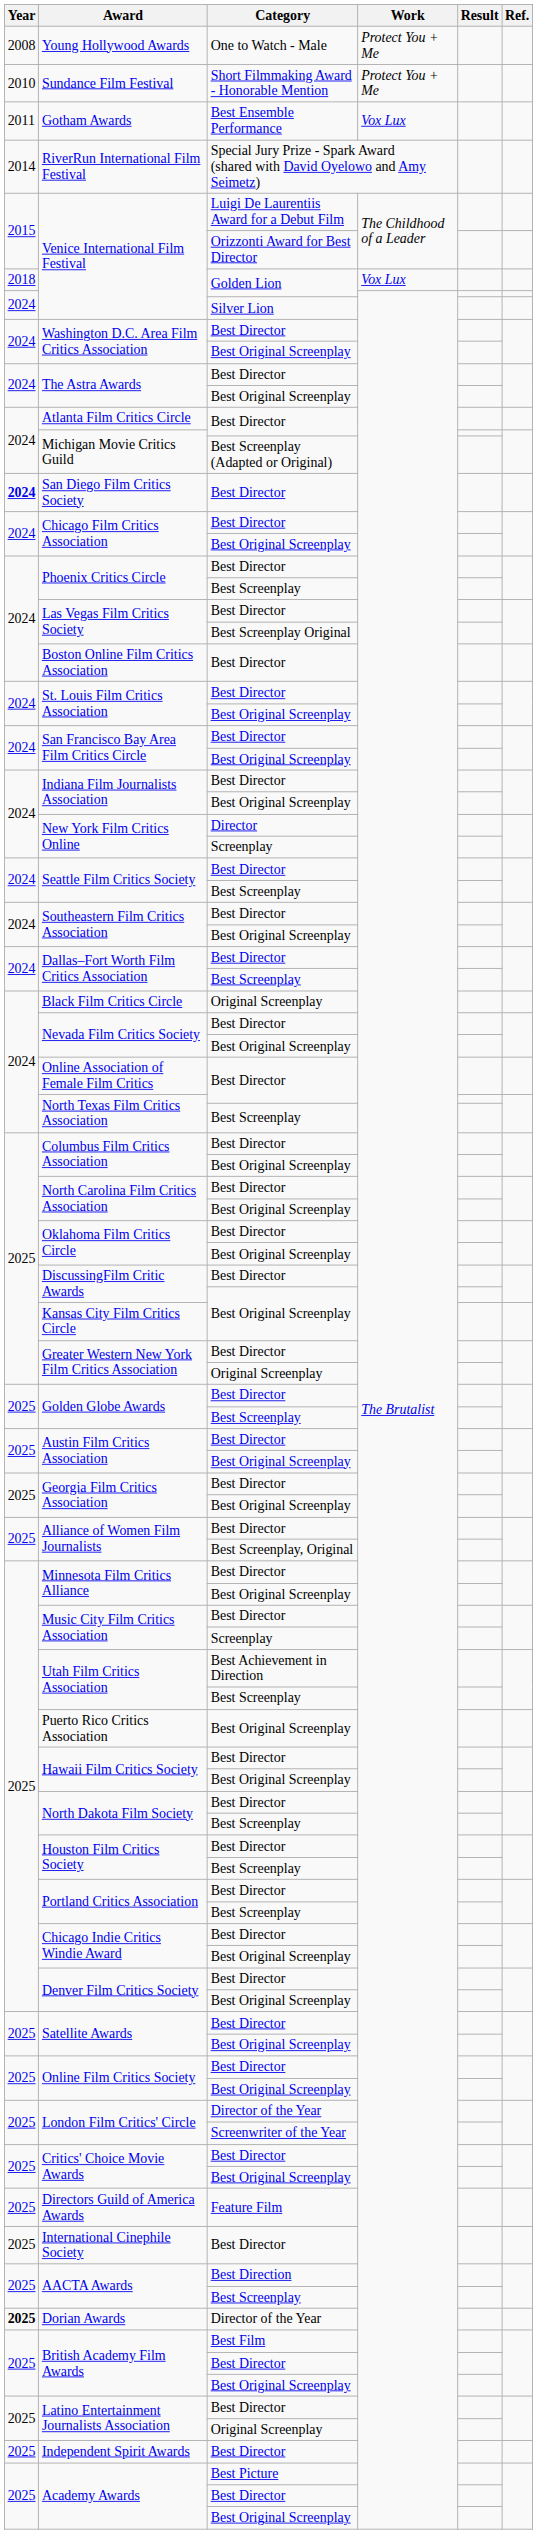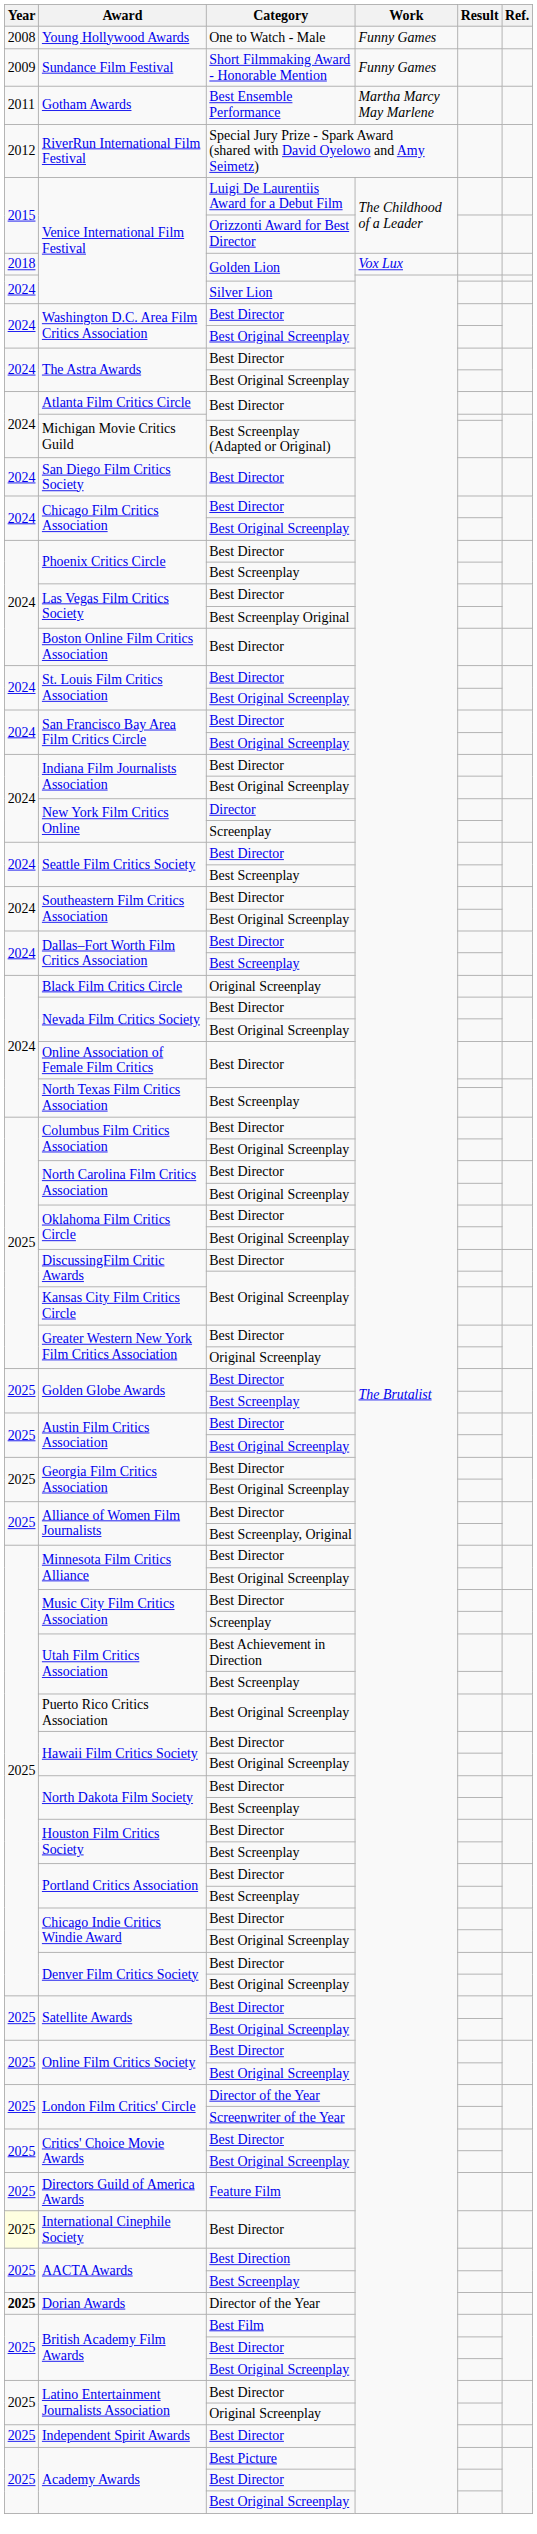(400, 45) Protect You + Me -> (397, 37) Funny Games
(22, 83) 2010 -> (22, 67) 2009
(400, 83) Protect You + Me -> (397, 67) Funny Games
(383, 120) Vox Lux -> (399, 105) Martha Marcy May Marlene
(22, 166) 2014 -> (22, 150) 2012
(22, 492) bold -> (22, 476) normal
(22, 2245) no background -> (22, 2229) lightyellow background
